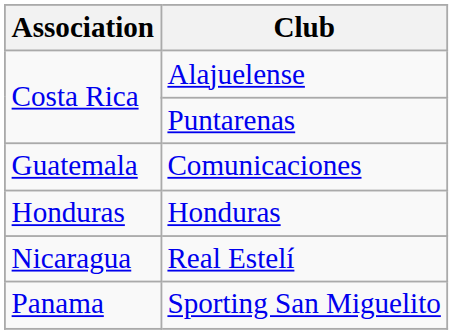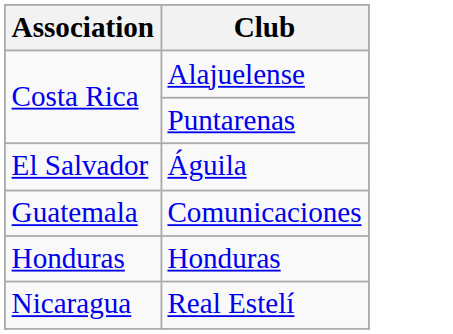+ row: (207, 166)
- row: (304, 304)
